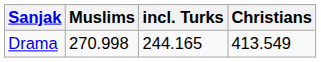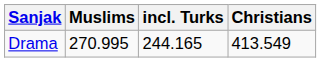(99, 43) 270.998 -> (99, 43) 270.995
